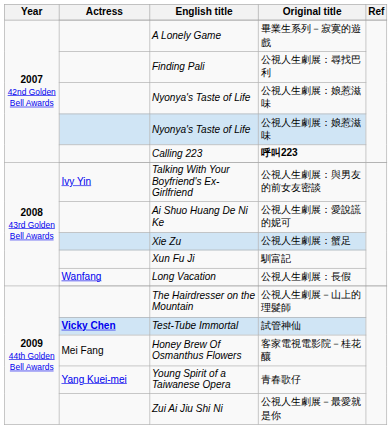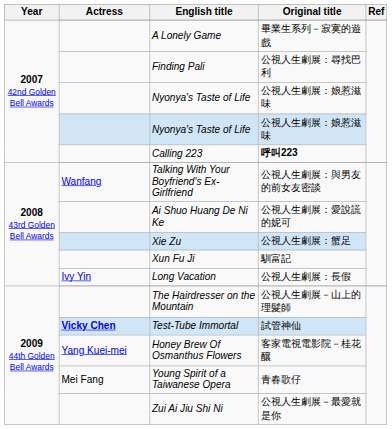(76, 182) Ivy Yin -> (81, 182) Wanfang
(81, 277) Wanfang -> (76, 277) Ivy Yin
(82, 350) Mei Fang -> (94, 350) Yang Kuei-mei
(94, 379) Yang Kuei-mei -> (82, 379) Mei Fang
